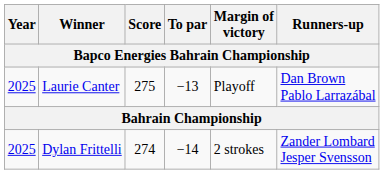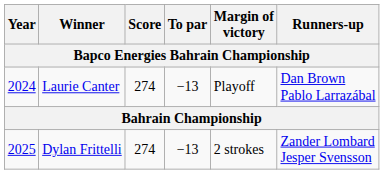(22, 87) 2025 -> (22, 87) 2024
(145, 87) 275 -> (145, 87) 274
(188, 149) −14 -> (188, 149) −13
